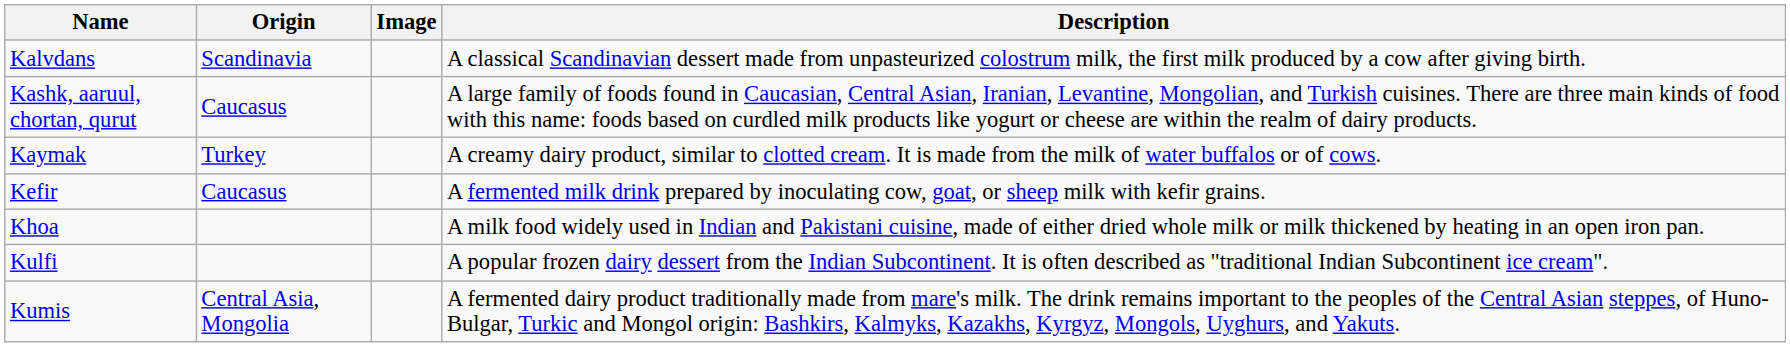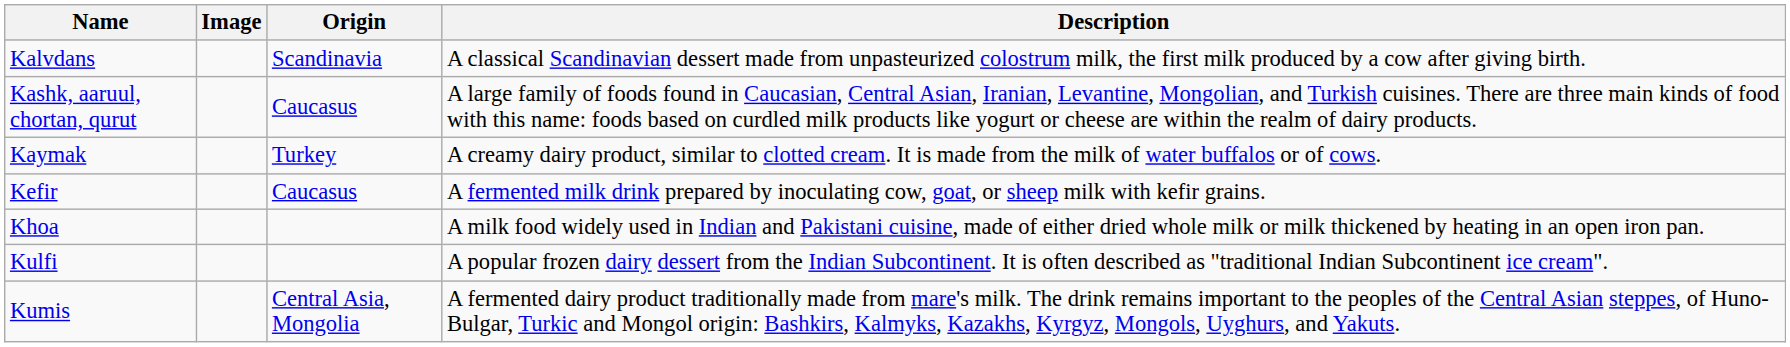columns swapped: (406, 22) <-> (284, 22)
